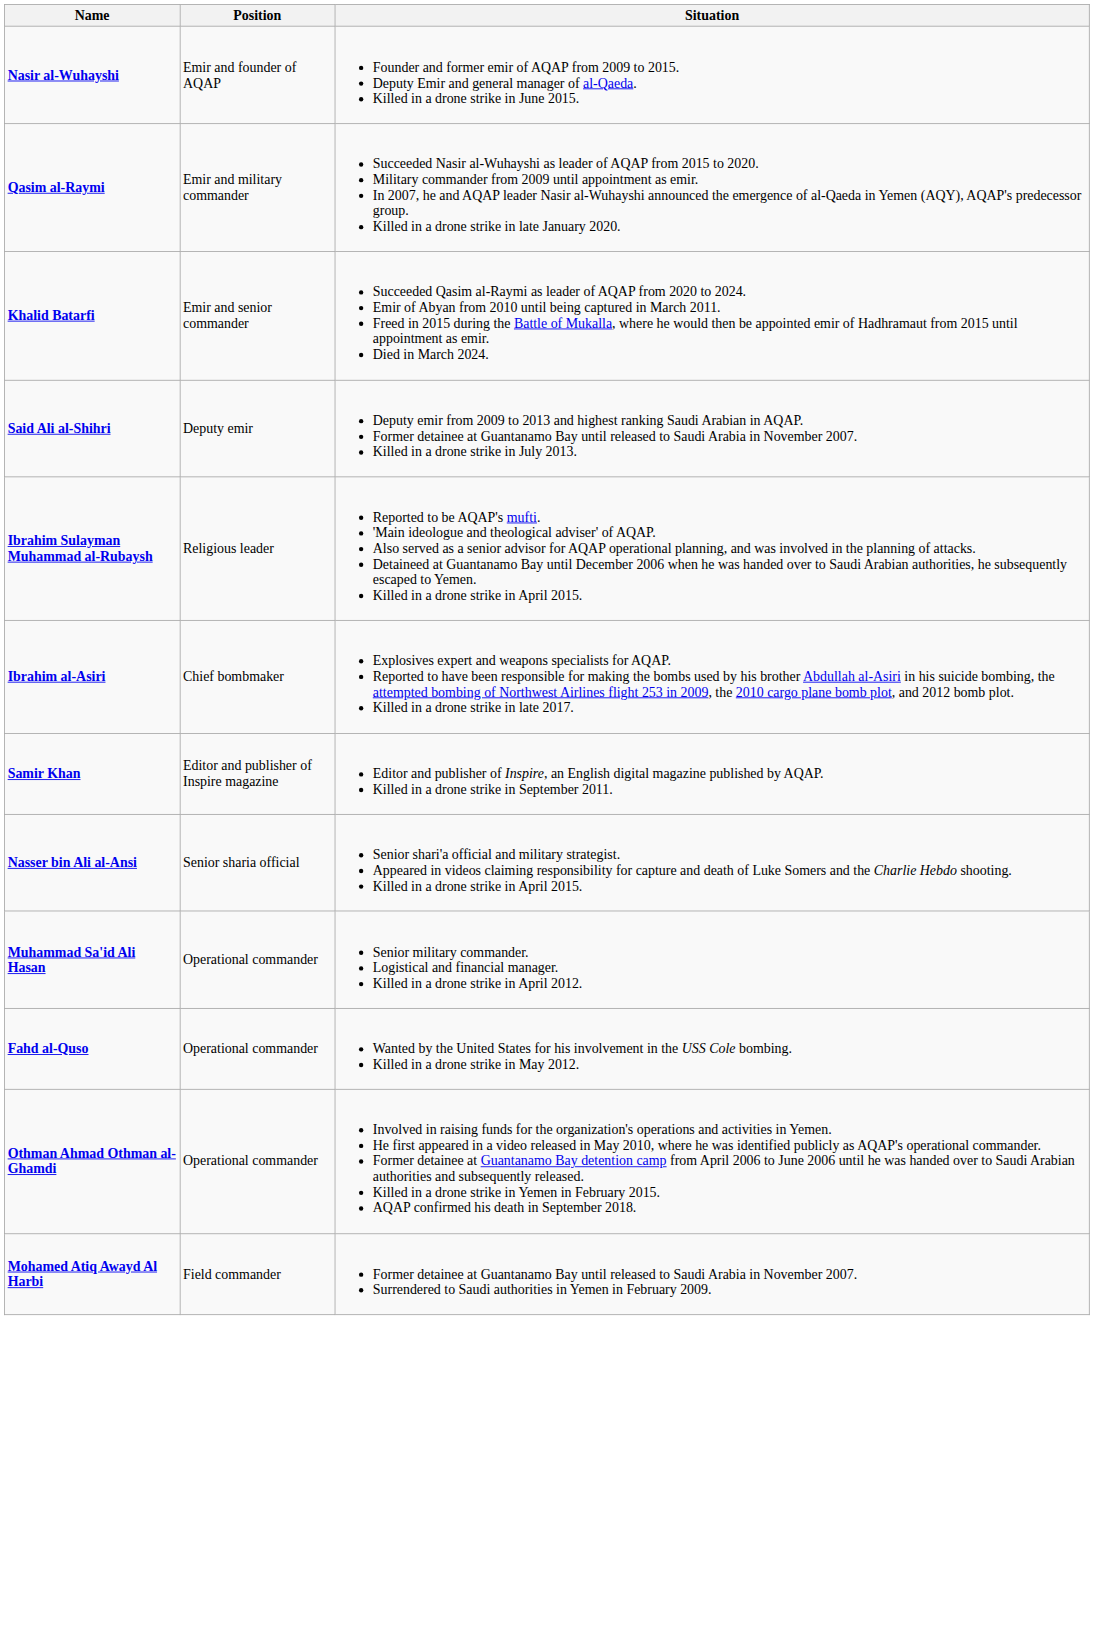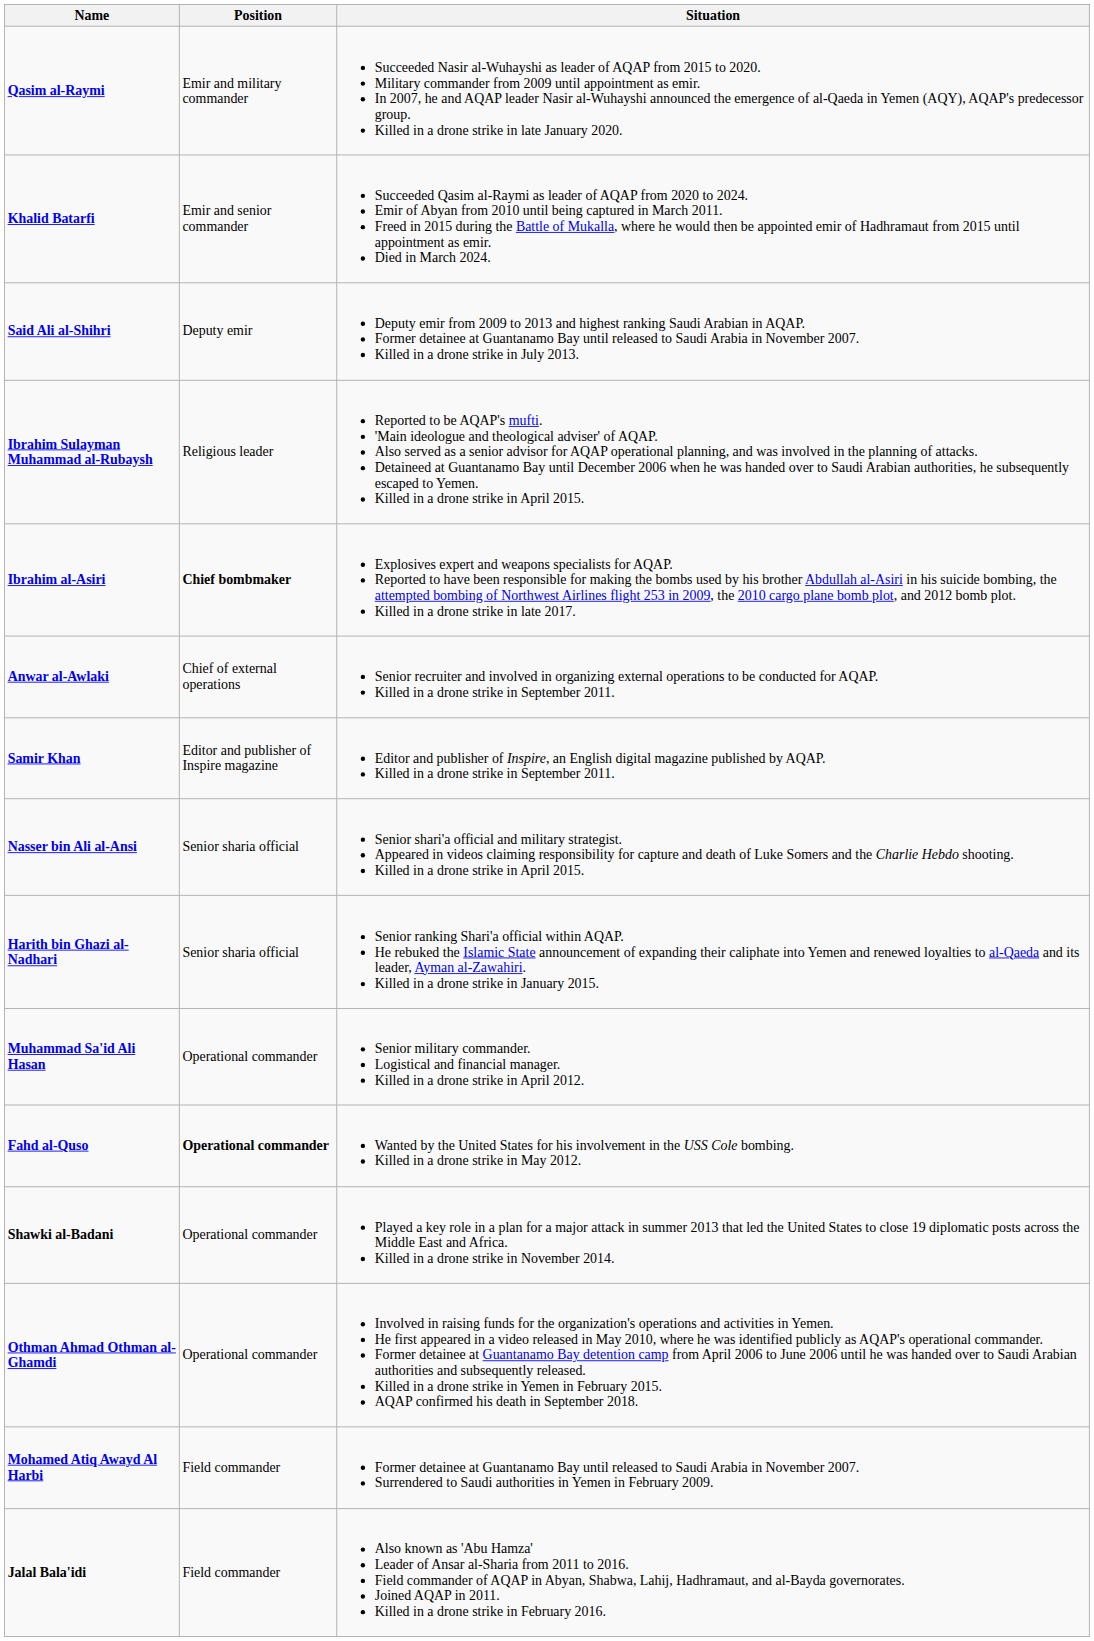- row: (63, 75)
(233, 676) normal -> (237, 580) bold
+ row: (58, 676)
+ row: (68, 951)
(250, 1048) normal -> (256, 1145) bold
+ row: (60, 1234)
+ row: (47, 1572)
